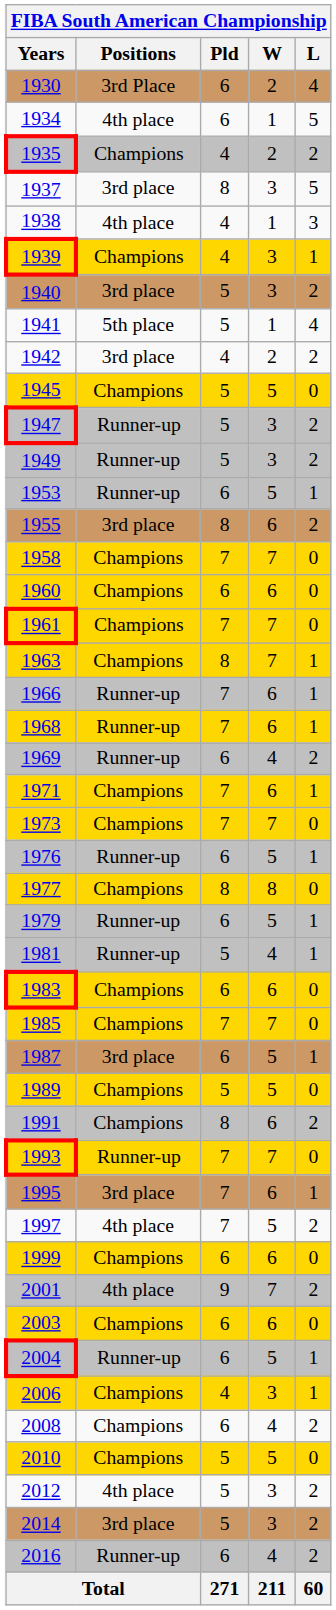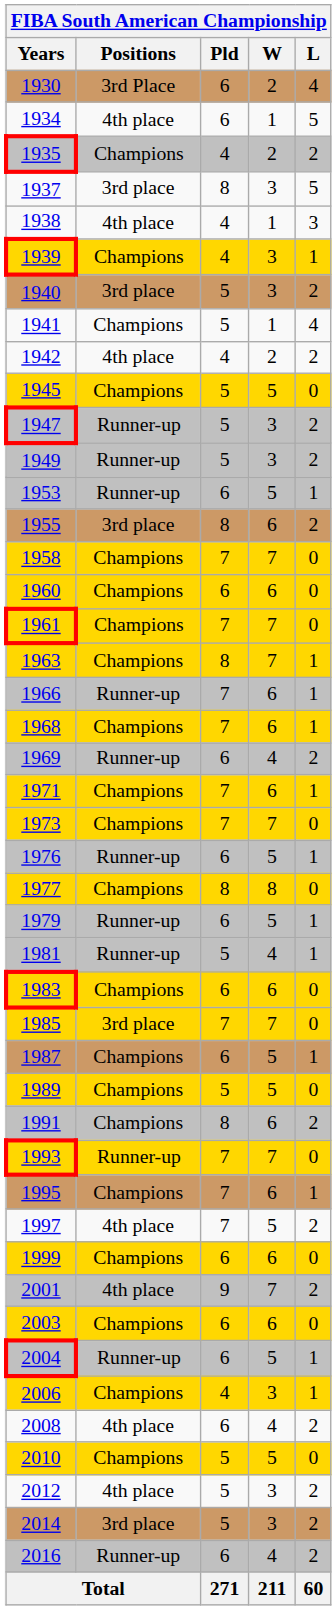(138, 324) 5th place -> (138, 324) Champions
(138, 357) 3rd place -> (138, 357) 4th place
(138, 726) Runner-up -> (138, 726) Champions
(138, 1023) Champions -> (138, 1023) 3rd place
(138, 1057) 3rd place -> (138, 1057) Champions
(138, 1192) 3rd place -> (138, 1192) Champions
(138, 1426) Champions -> (138, 1426) 4th place
